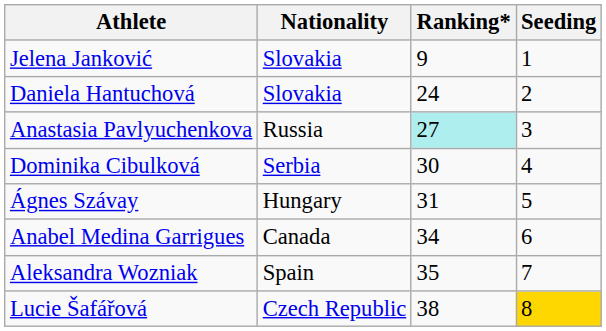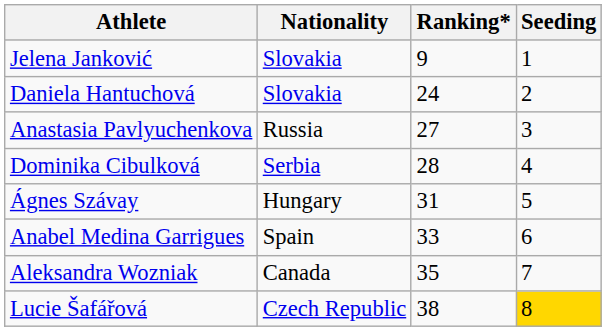(428, 129) paleturquoise background -> (428, 129) no background
(428, 165) 30 -> (428, 165) 28
(297, 237) Canada -> (288, 237) Spain
(428, 237) 34 -> (428, 237) 33
(288, 272) Spain -> (297, 272) Canada
